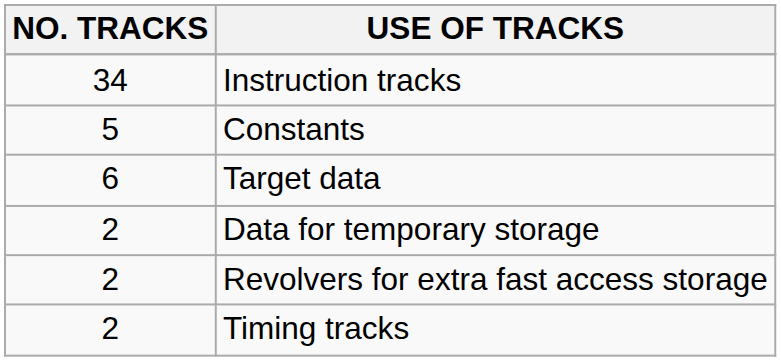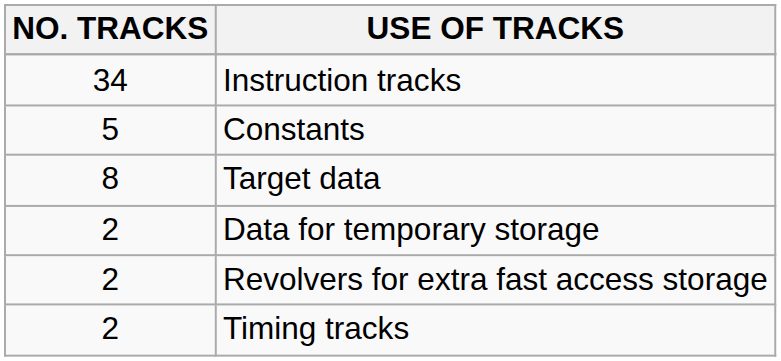(110, 179) 6 -> (110, 179) 8
